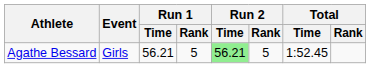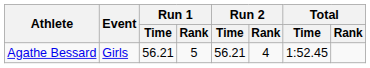(230, 53) lightgreen background -> (230, 53) no background
(266, 53) 5 -> (266, 53) 4
